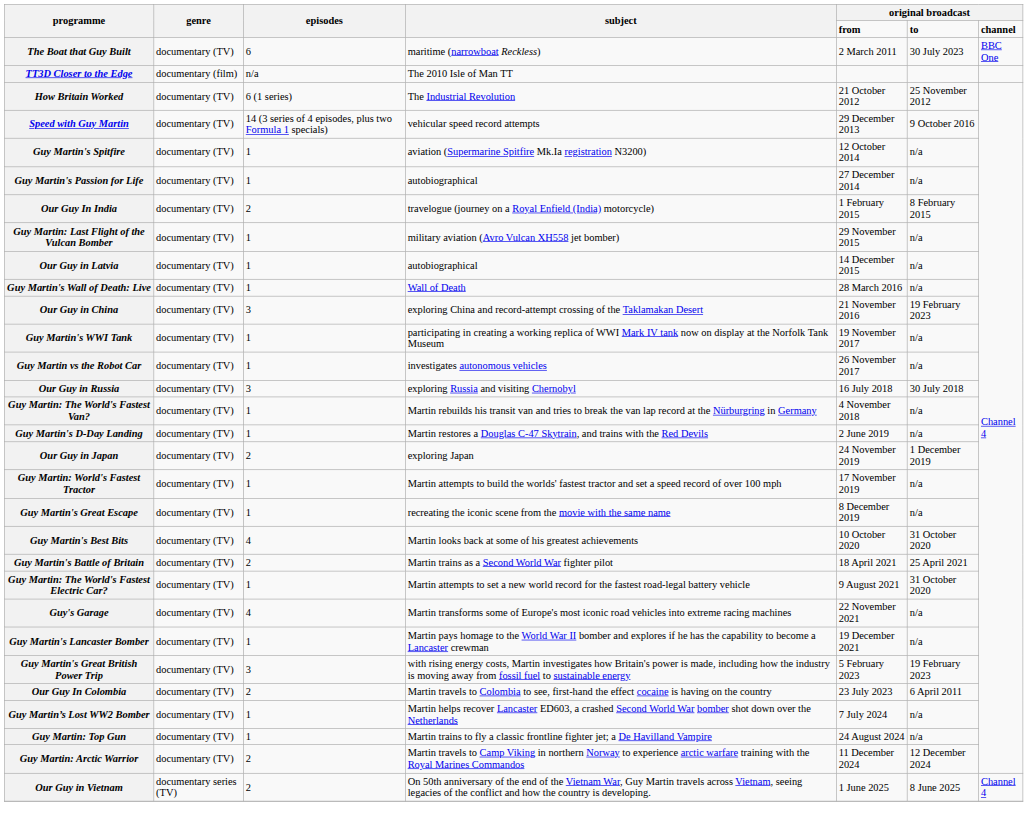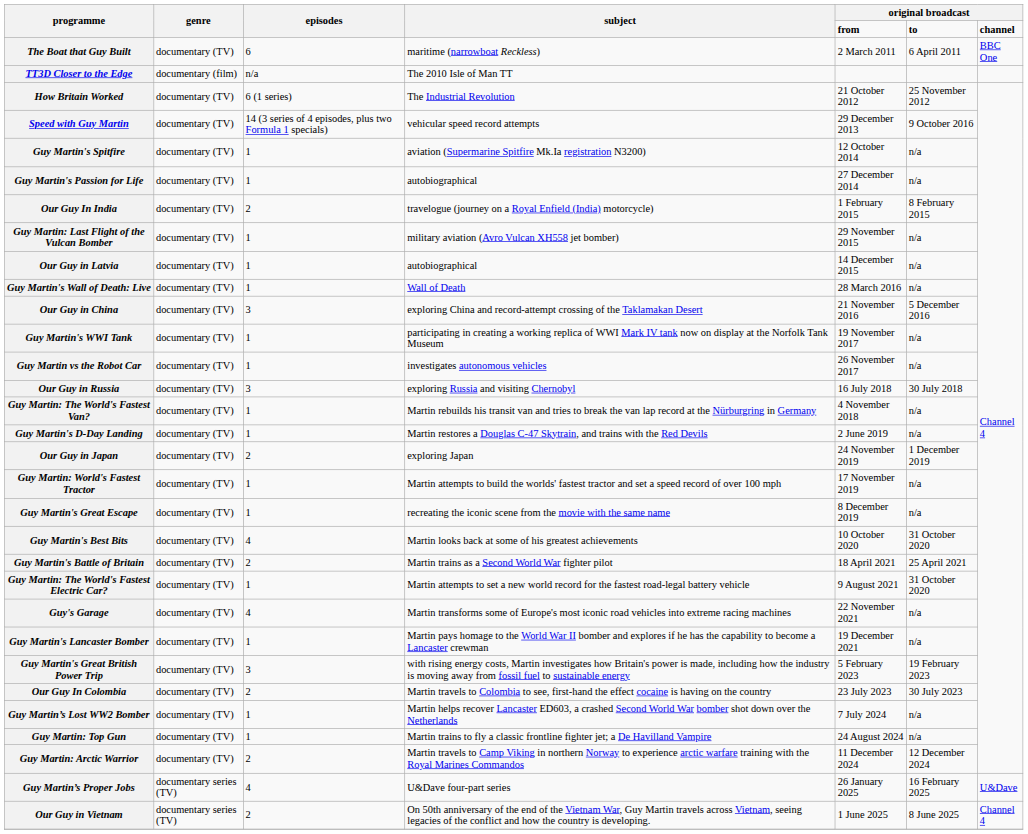(937, 51) 30 July 2023 -> (935, 51) 6 April 2011
(935, 310) 19 February 2023 -> (934, 310) 5 December 2016
(936, 692) 6 April 2011 -> (936, 692) 30 July 2023
+ row: (79, 787)
